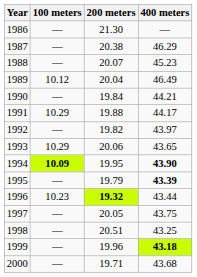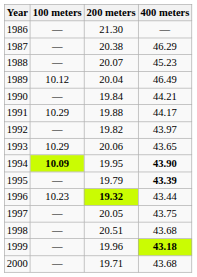(165, 230) 43.25 -> (165, 230) 43.68
